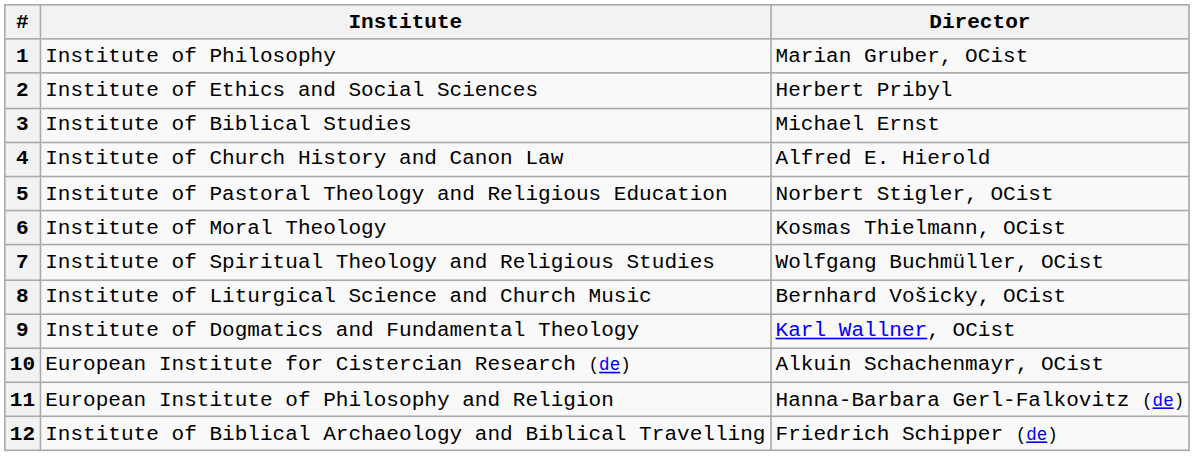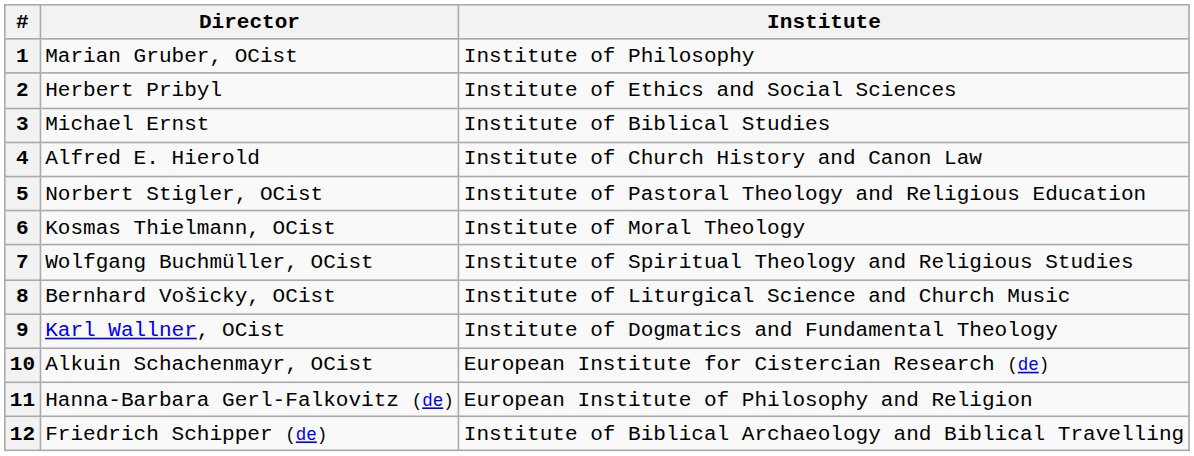columns swapped: (405, 22) <-> (980, 22)
